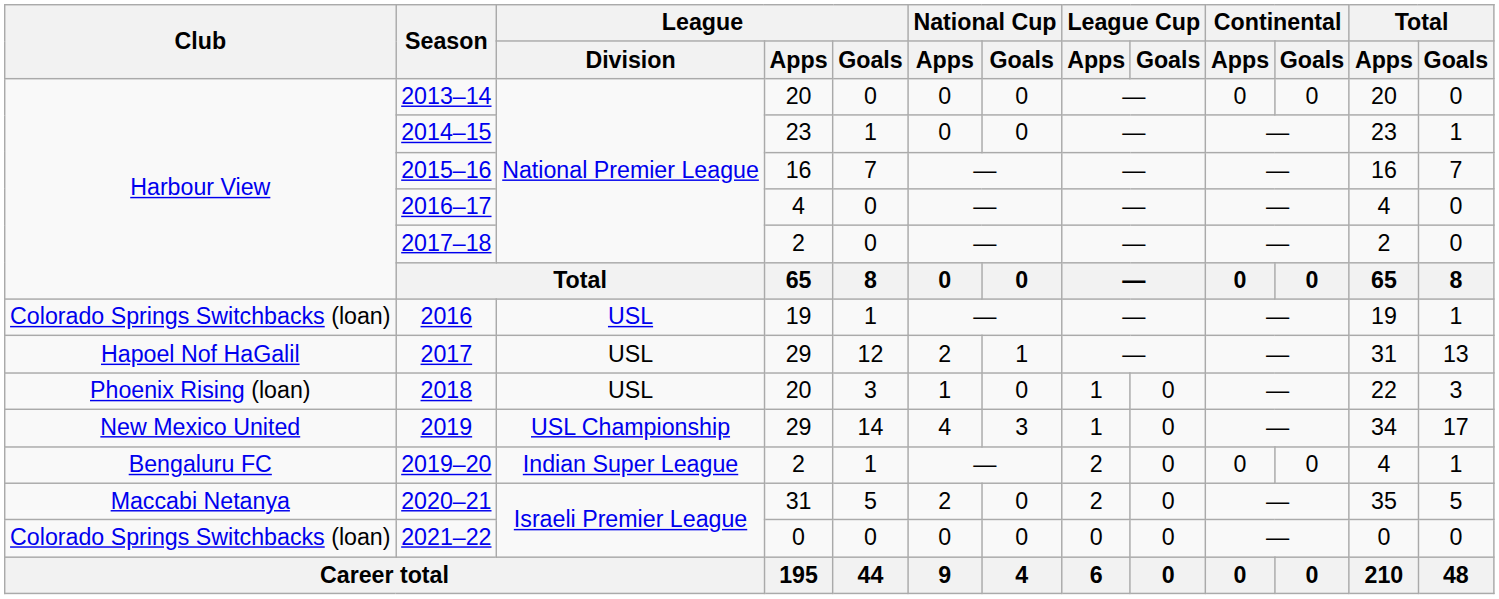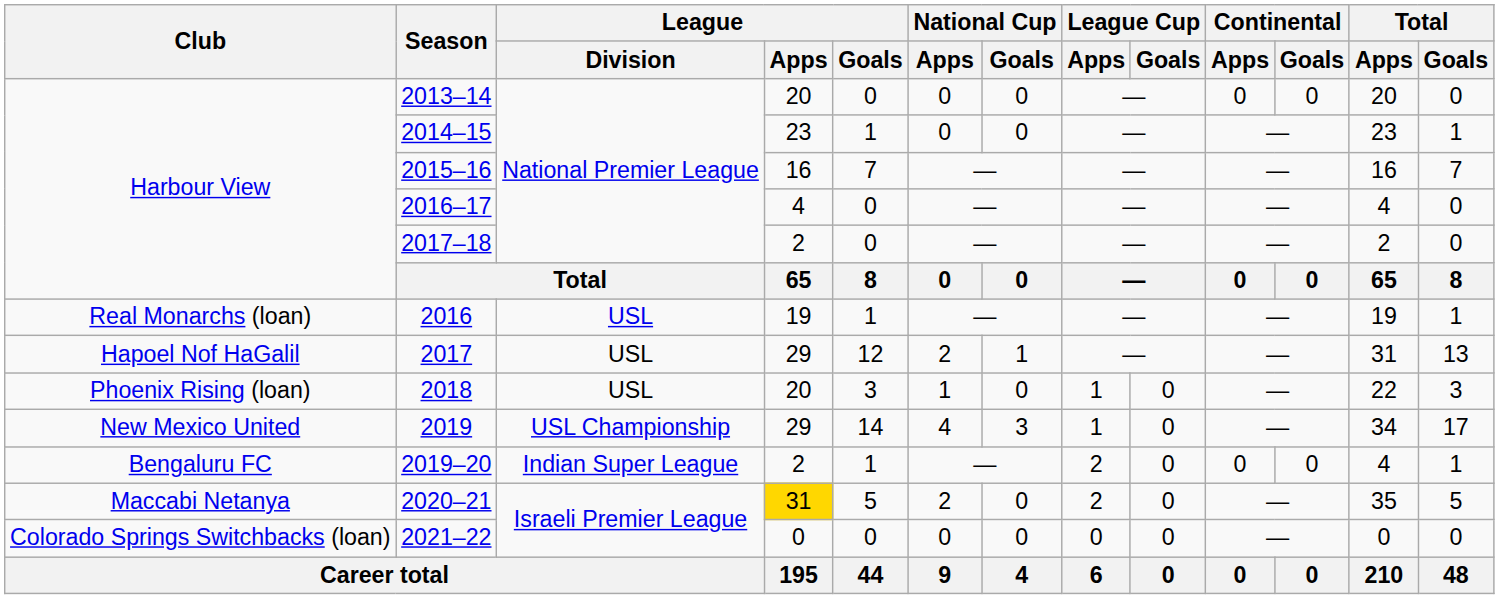(200, 317) Colorado Springs Switchbacks (loan) -> (200, 317) Real Monarchs (loan)
(799, 501) no background -> (799, 501) gold background
